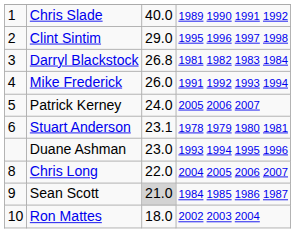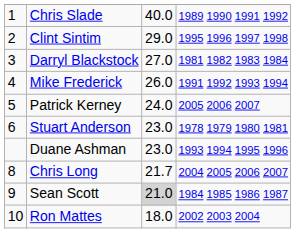(159, 60) 26.8 -> (159, 60) 27.0
(159, 127) 23.1 -> (159, 127) 23.0
(159, 171) 22.0 -> (159, 171) 21.7
